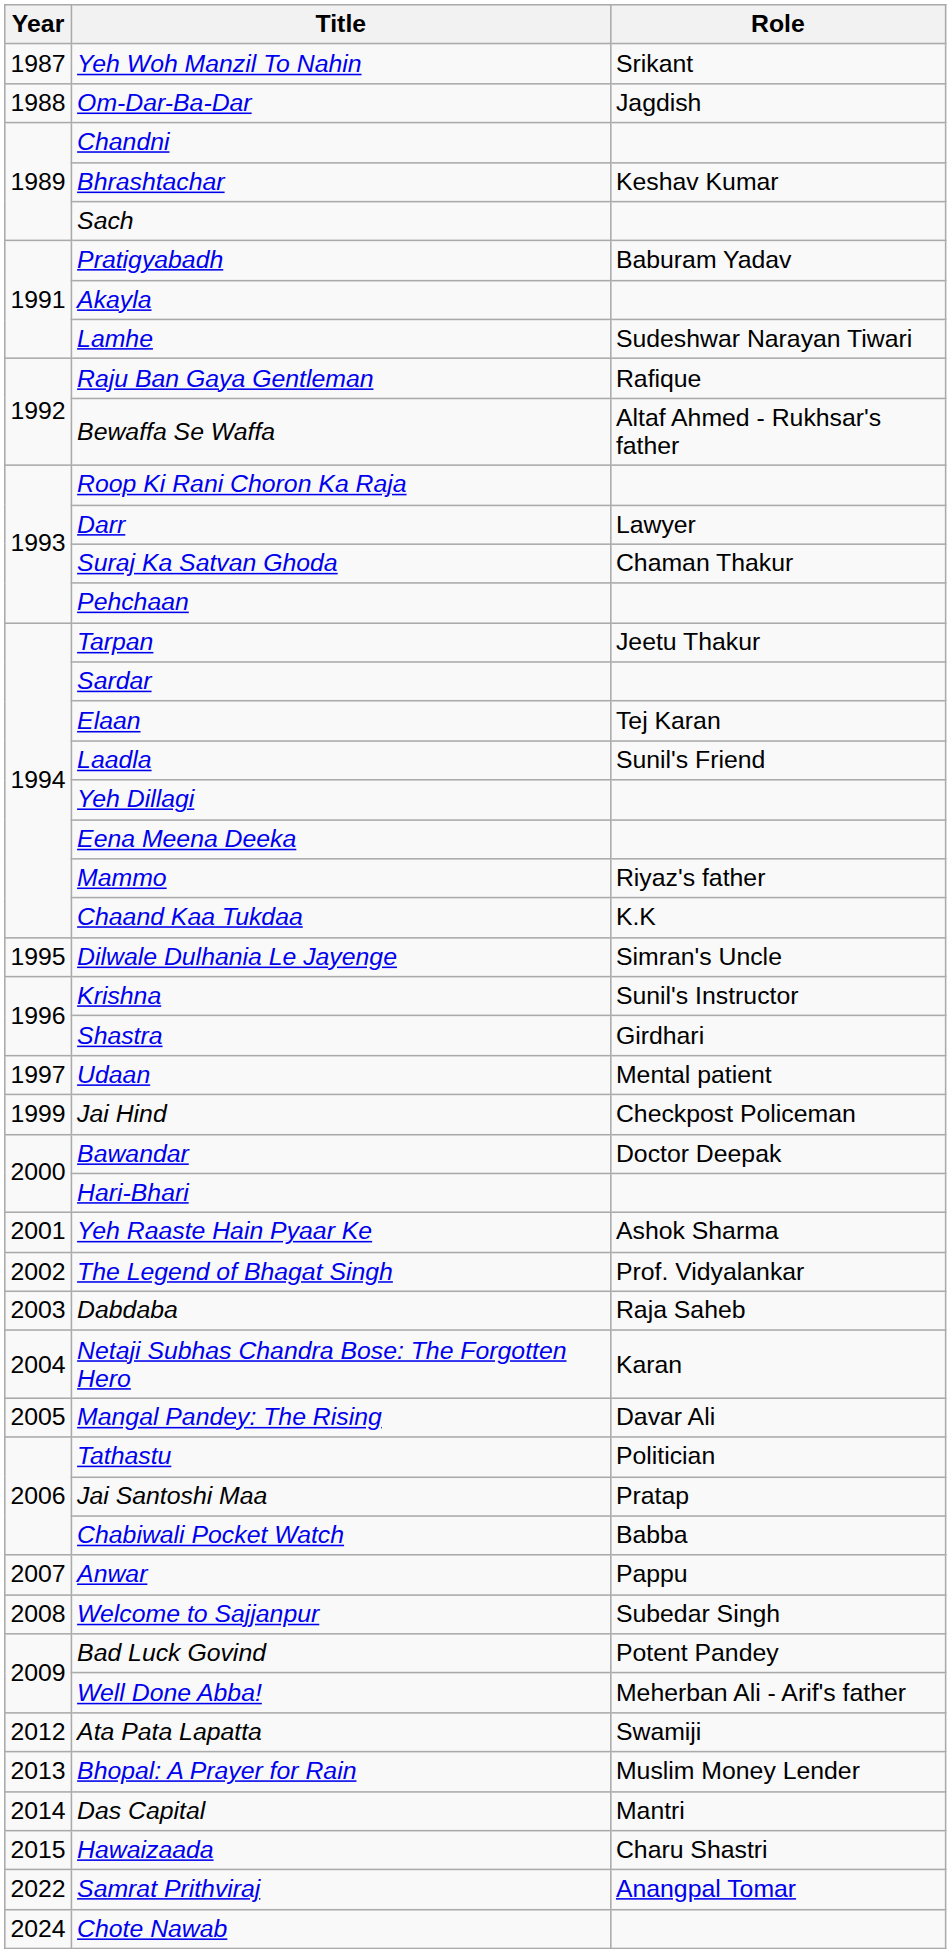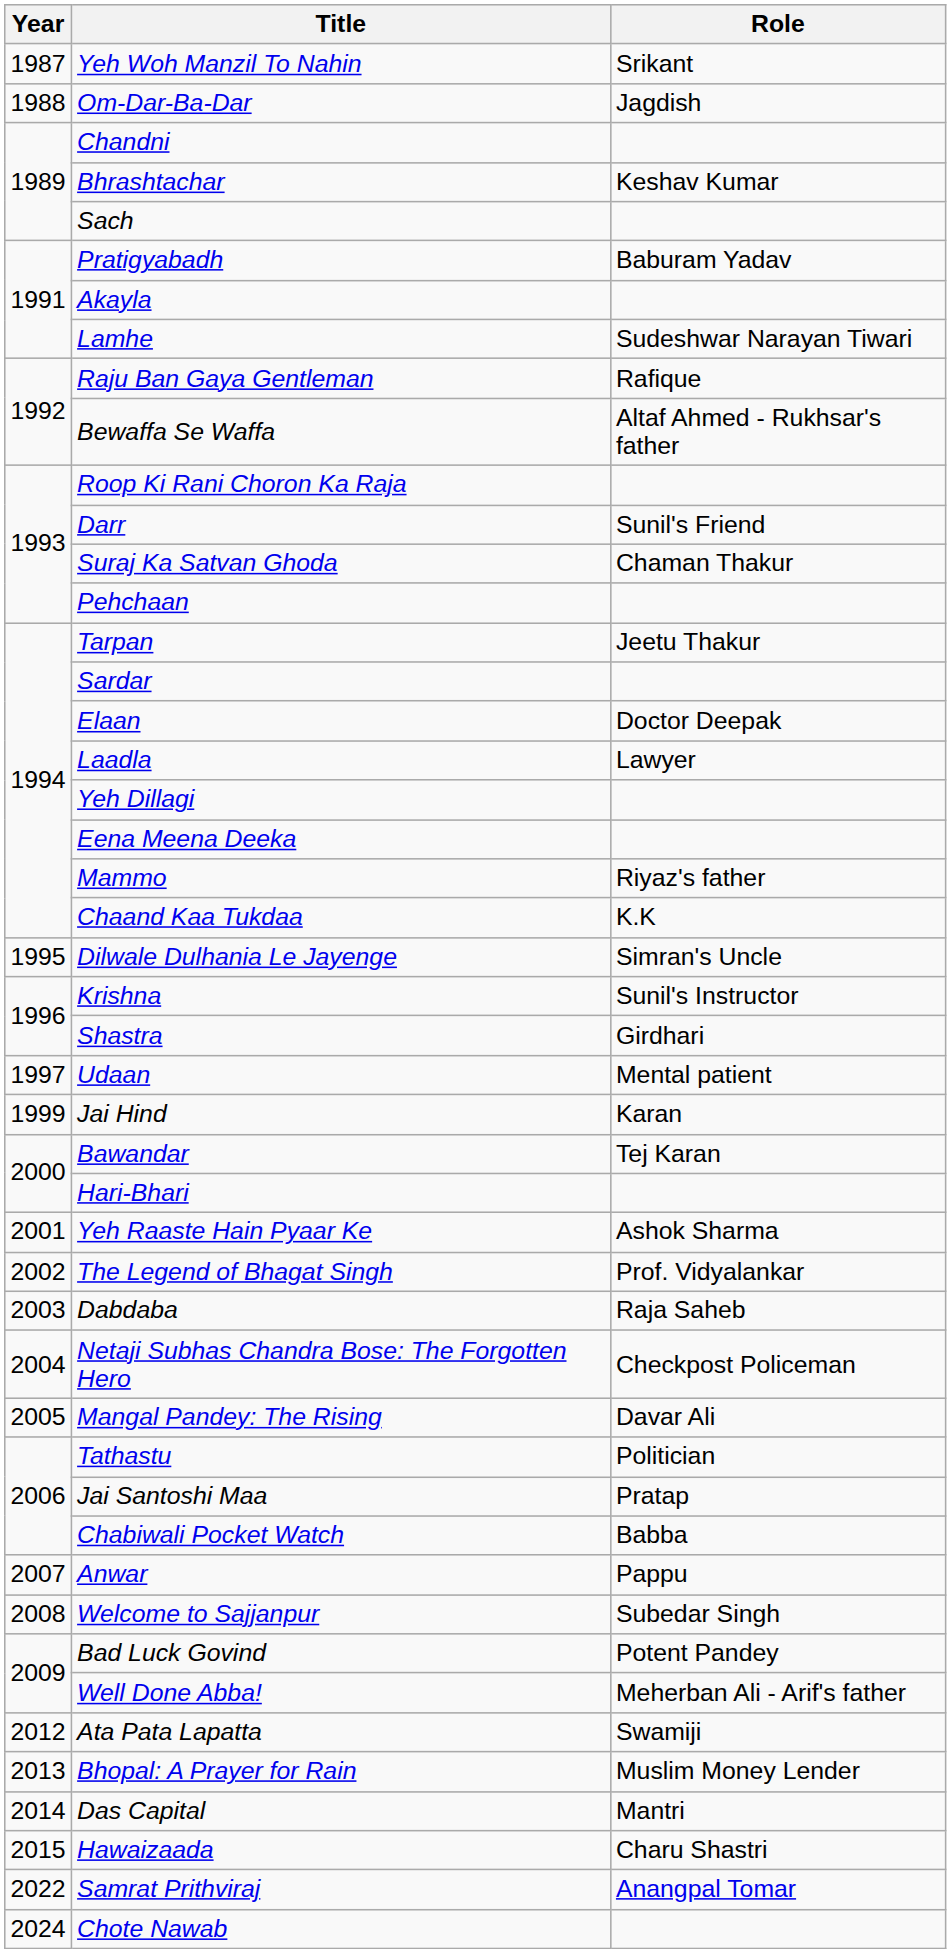(656, 524) Lawyer -> (691, 524) Sunil's Friend
(668, 720) Tej Karan -> (699, 720) Doctor Deepak
(691, 760) Sunil's Friend -> (656, 760) Lawyer
(736, 1114) Checkpost Policeman -> (649, 1114) Karan
(699, 1153) Doctor Deepak -> (668, 1153) Tej Karan
(649, 1363) Karan -> (736, 1363) Checkpost Policeman
